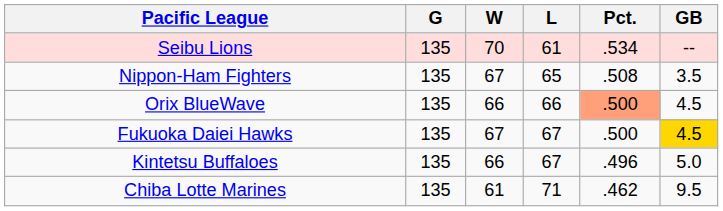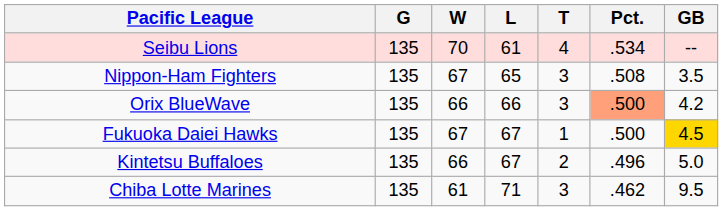+ column: (564, 18)
(689, 104) 4.5 -> (691, 104) 4.2
